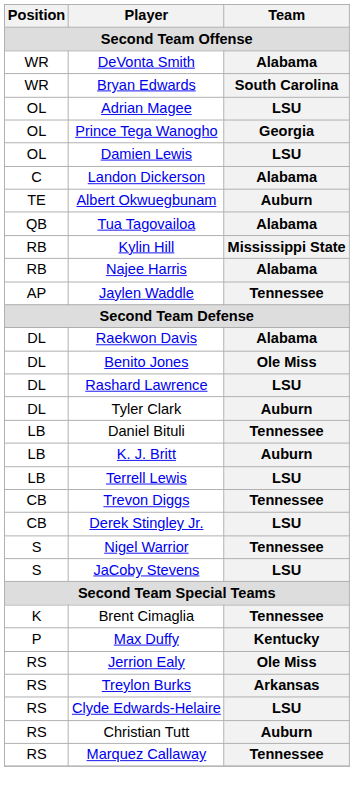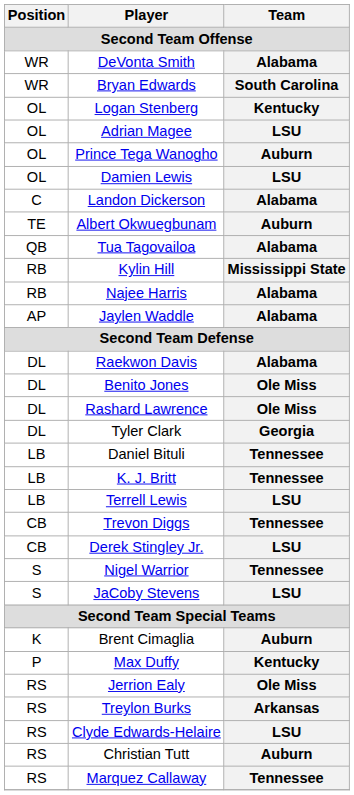+ row: (146, 108)
(287, 131) Georgia -> (287, 154) Auburn
(287, 293) Tennessee -> (287, 316) Alabama
(287, 385) LSU -> (287, 408) Ole Miss
(287, 408) Auburn -> (287, 431) Georgia
(287, 454) Auburn -> (287, 477) Tennessee
(287, 616) Tennessee -> (287, 639) Auburn
